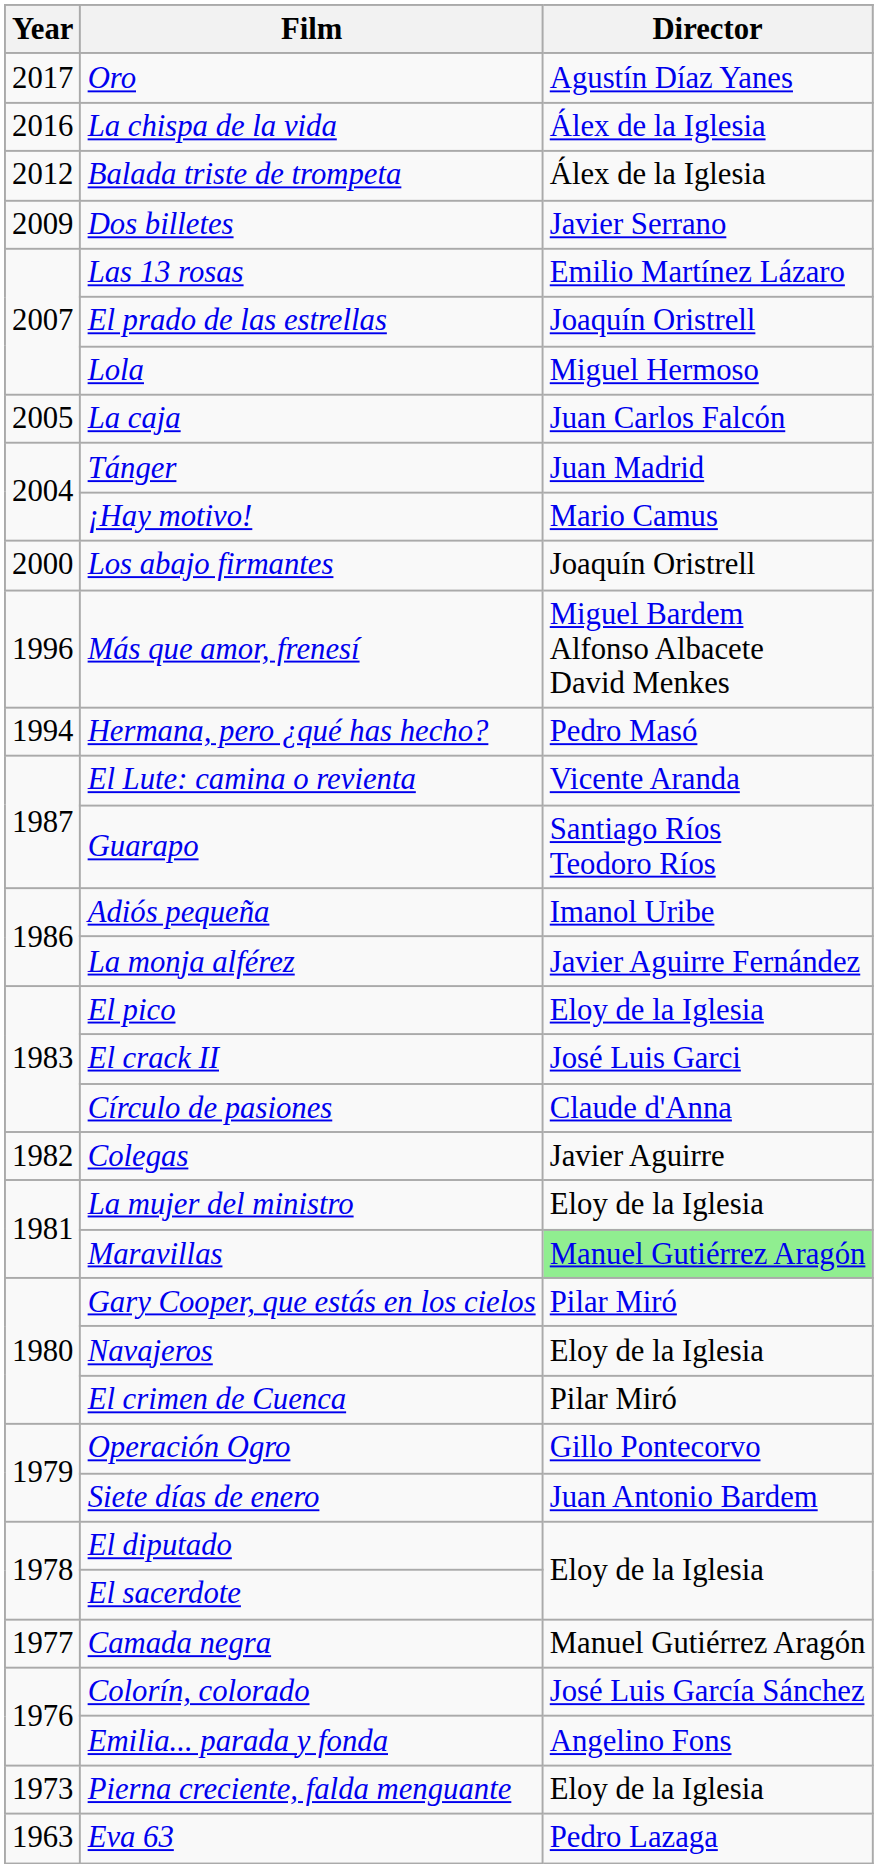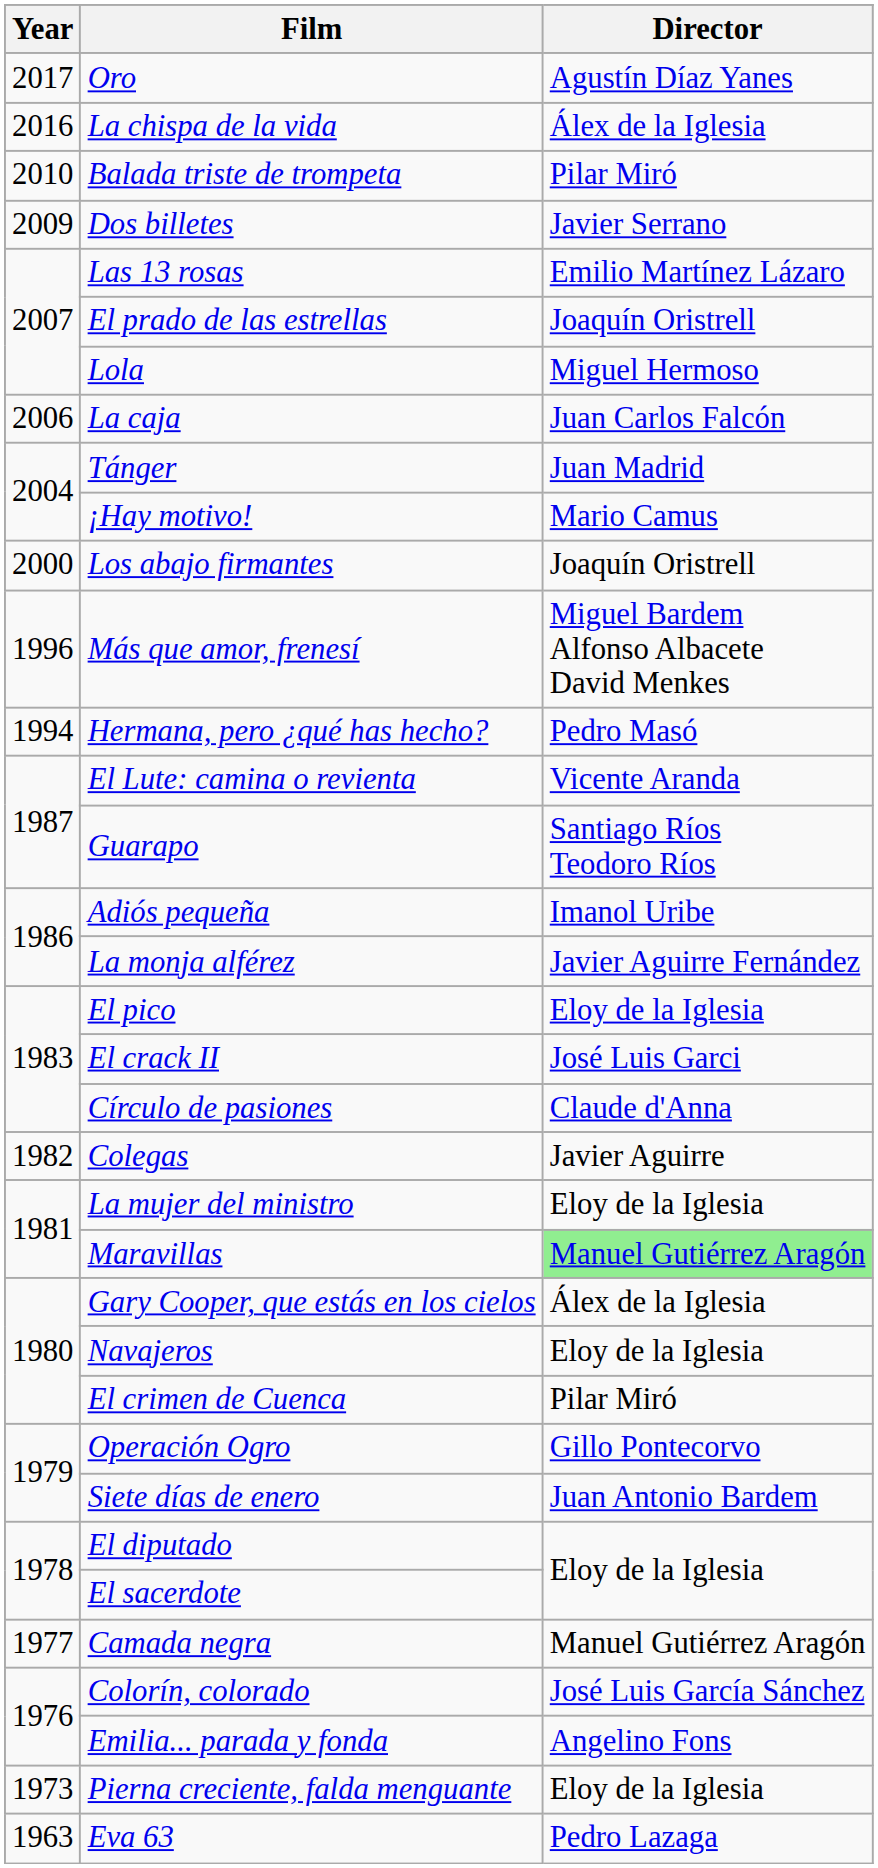(43, 175) 2012 -> (43, 175) 2010
(658, 175) Álex de la Iglesia -> (613, 175) Pilar Miró
(43, 418) 2005 -> (43, 418) 2006
(613, 1301) Pilar Miró -> (658, 1301) Álex de la Iglesia
